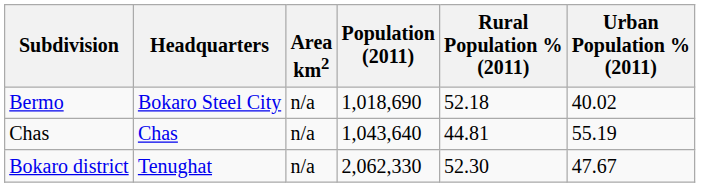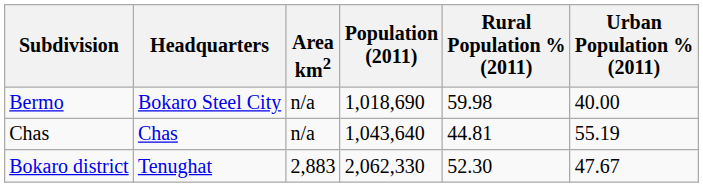(467, 102) 52.18 -> (470, 102) 59.98
(594, 102) 40.02 -> (597, 102) 40.00
(303, 165) n/a -> (313, 165) 2,883
